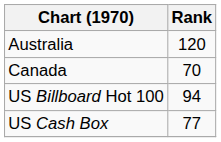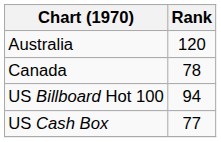(192, 70) 70 -> (192, 70) 78
